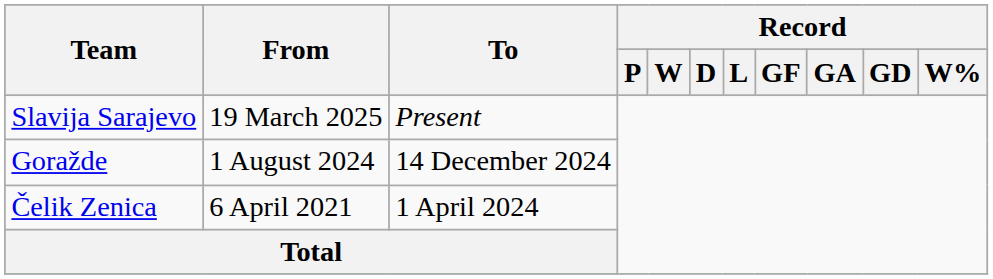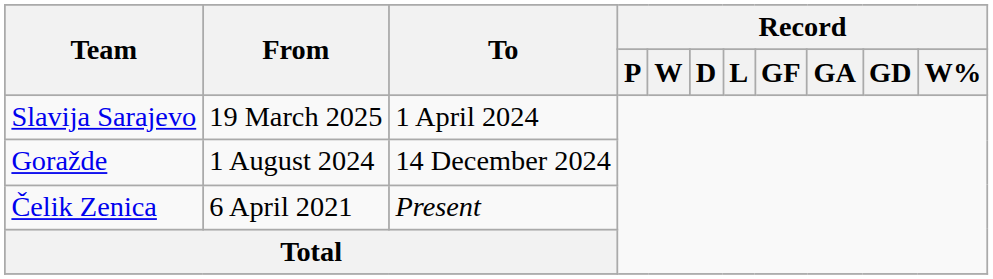(438, 116) Present -> (467, 116) 1 April 2024
(467, 206) 1 April 2024 -> (438, 206) Present
